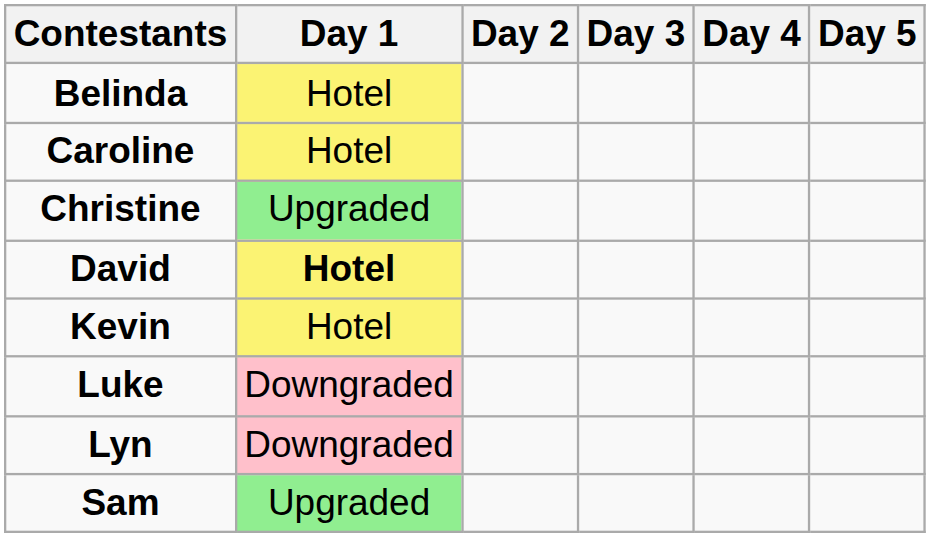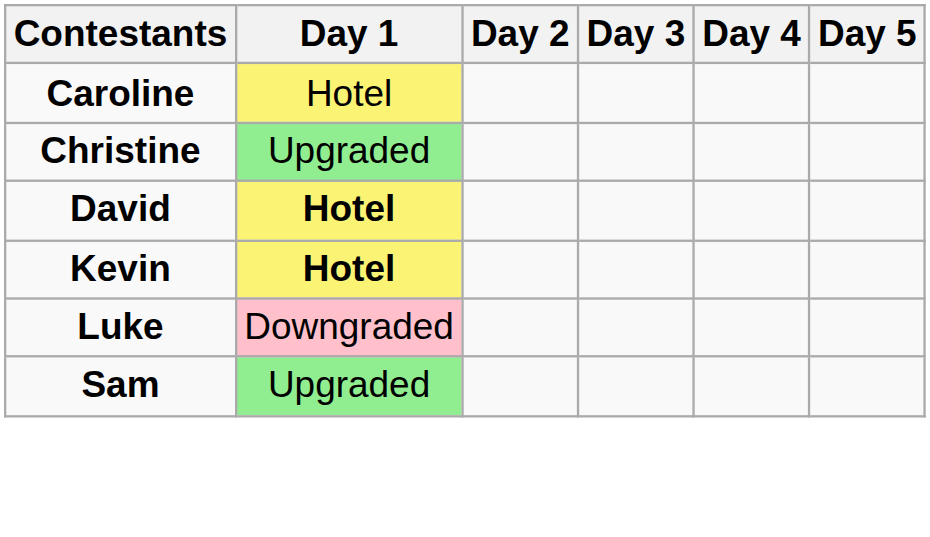- row: (120, 92)
(349, 326) normal -> (349, 268) bold
- row: (120, 444)
